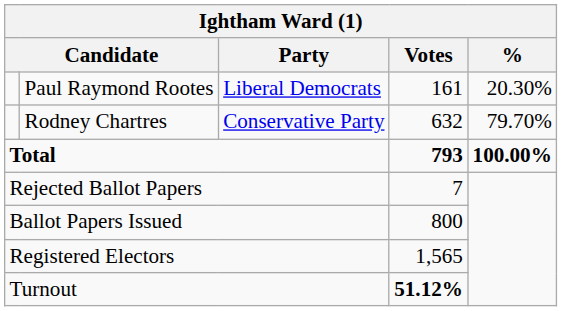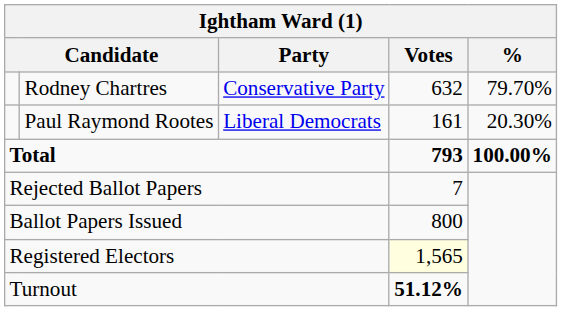rows swapped: (96, 121) <-> (119, 88)
(439, 255) no background -> (439, 255) lightyellow background
